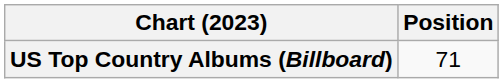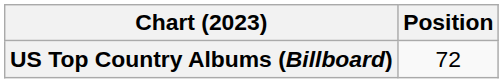(448, 58) 71 -> (448, 58) 72
